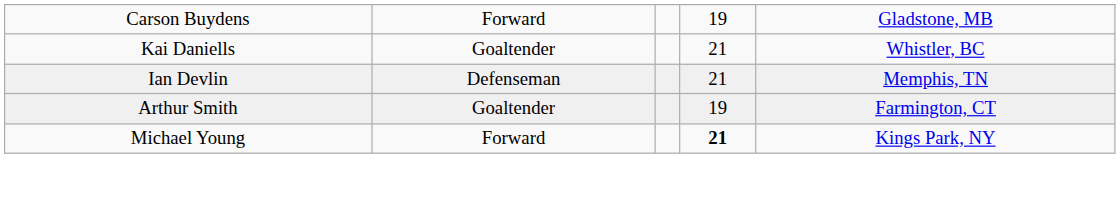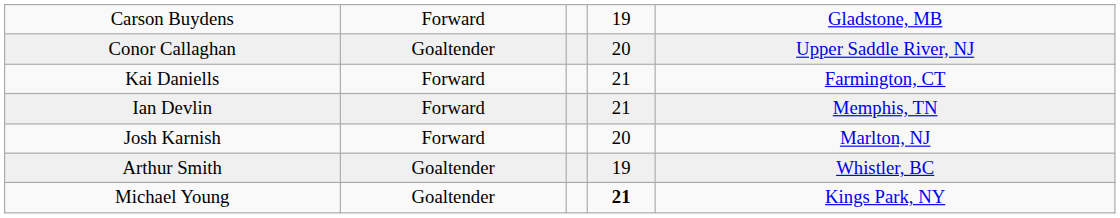+ row: (172, 49)
(514, 49) Goaltender -> (453, 78) Forward
(936, 49) Whistler, BC -> (885, 78) Farmington, CT
(514, 78) Defenseman -> (453, 108) Forward
+ row: (172, 138)
(936, 108) Farmington, CT -> (885, 167) Whistler, BC
(514, 138) Forward -> (453, 197) Goaltender
